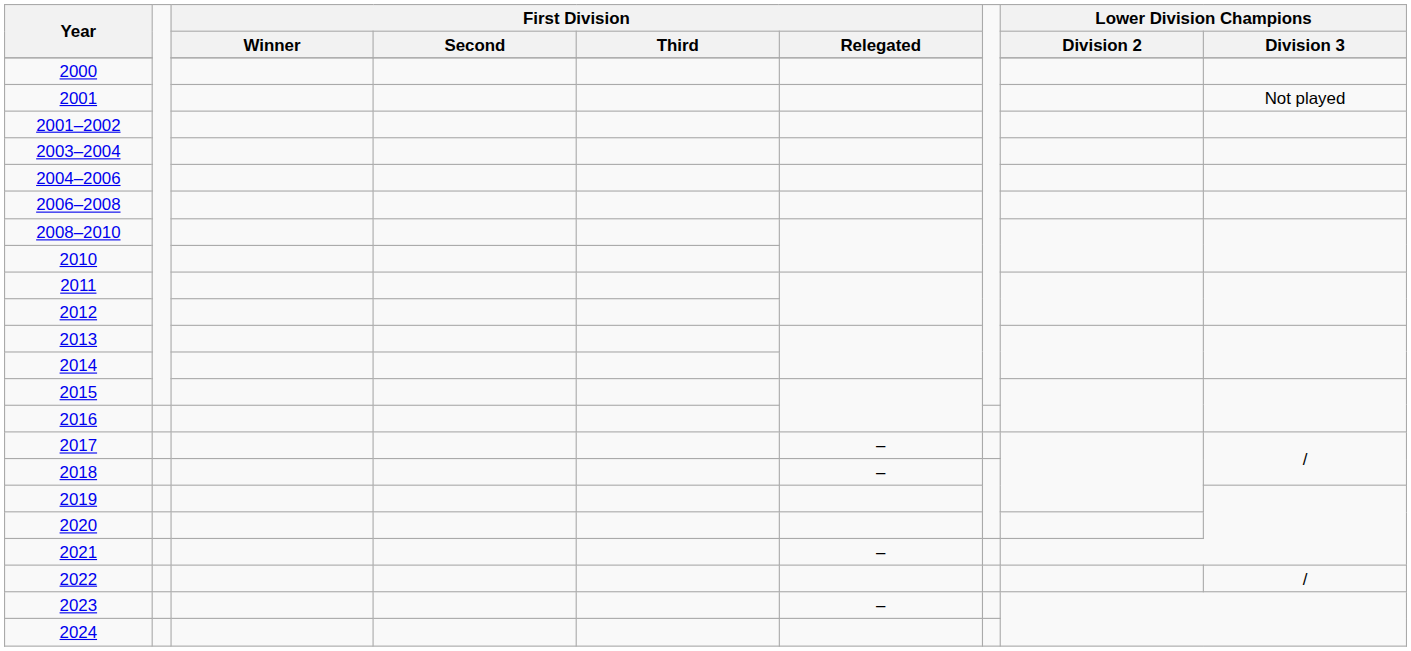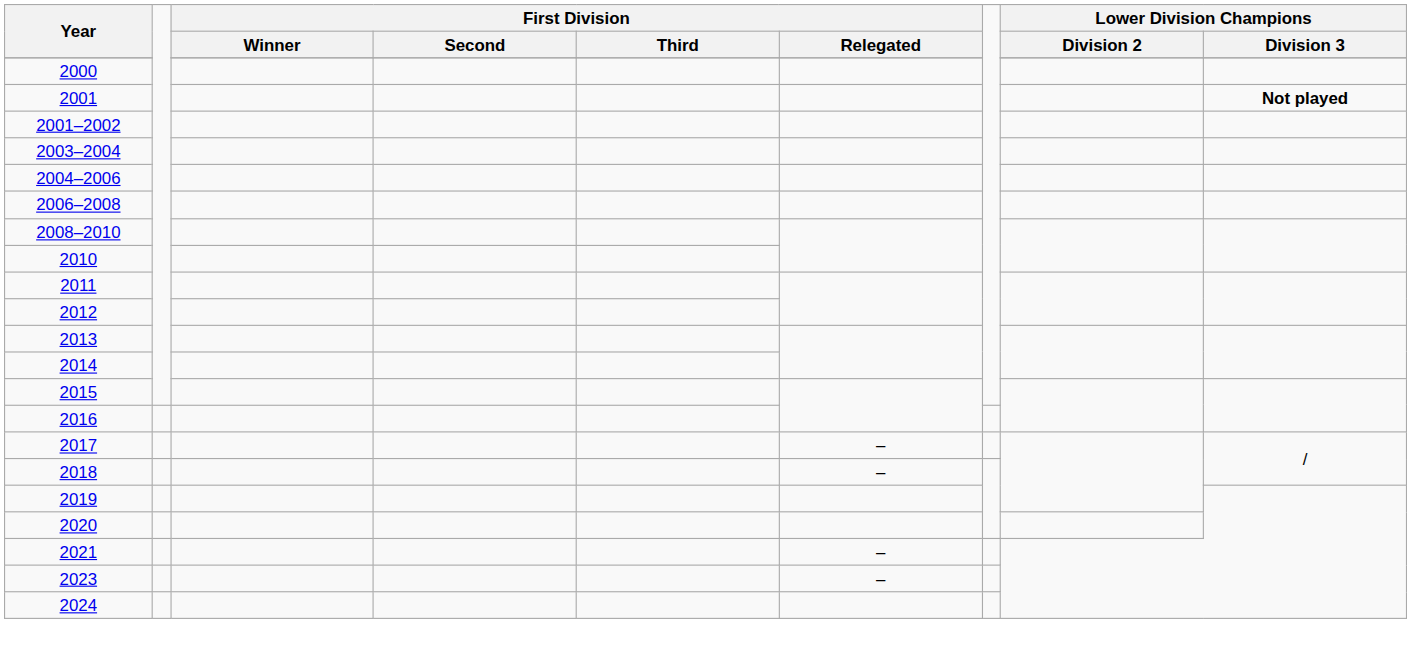(1305, 98) normal -> (1305, 98) bold
- row: (78, 579)
